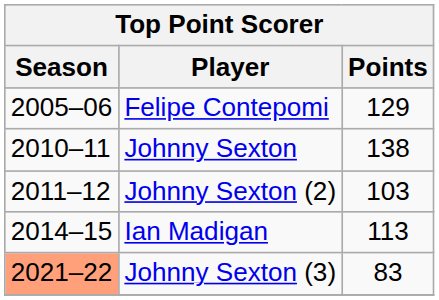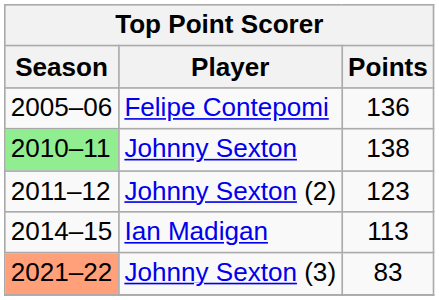(388, 107) 129 -> (388, 107) 136
(61, 149) no background -> (61, 149) lightgreen background
(388, 190) 103 -> (388, 190) 123
